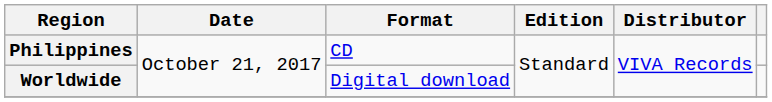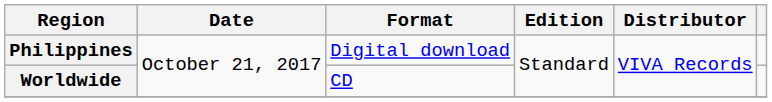(342, 50) CD -> (420, 50) Digital download
(420, 81) Digital download -> (342, 81) CD
